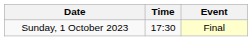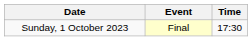columns swapped: (163, 12) <-> (214, 12)
